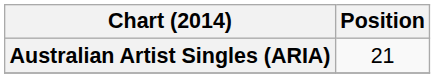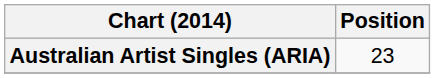(383, 55) 21 -> (383, 55) 23
